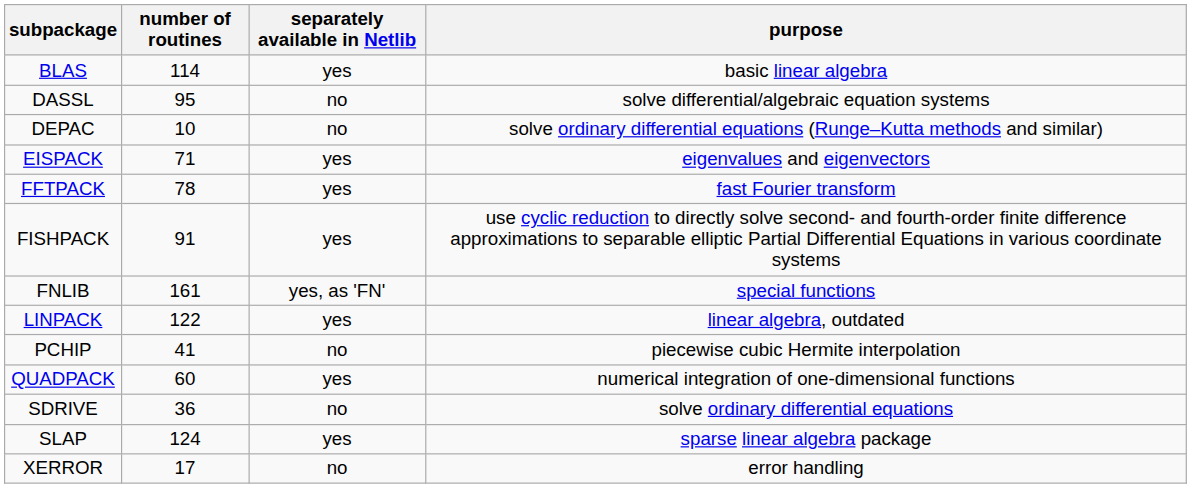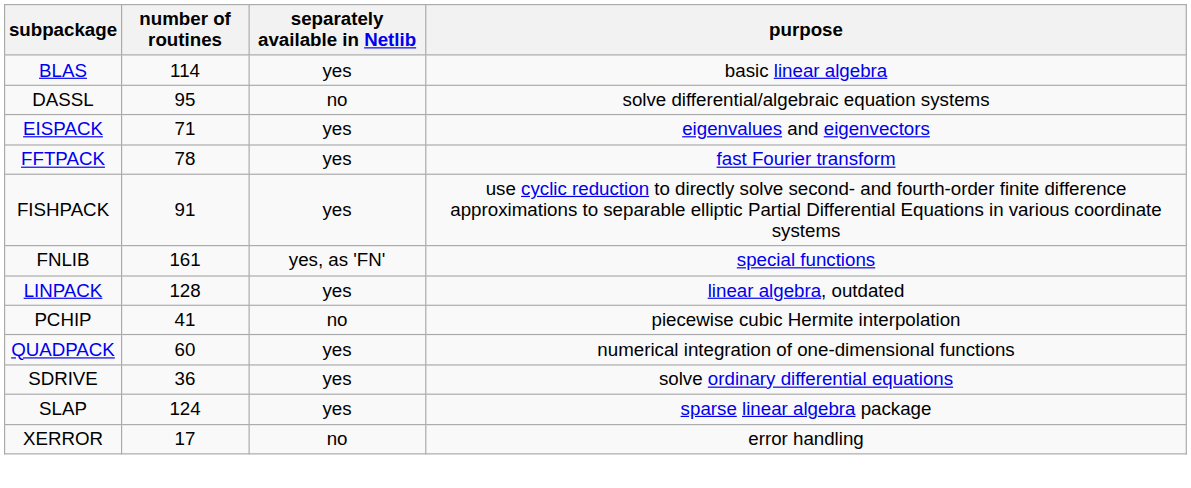- row: (63, 129)
(185, 320) 122 -> (185, 290) 128
(337, 409) no -> (337, 379) yes
